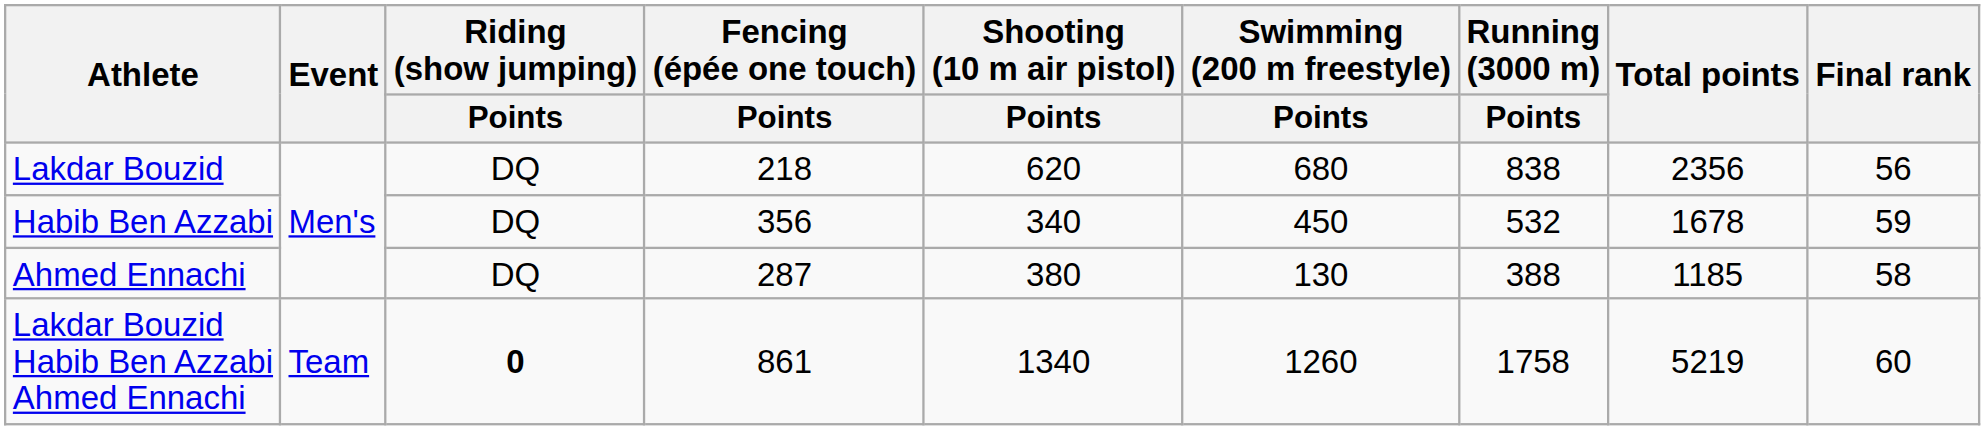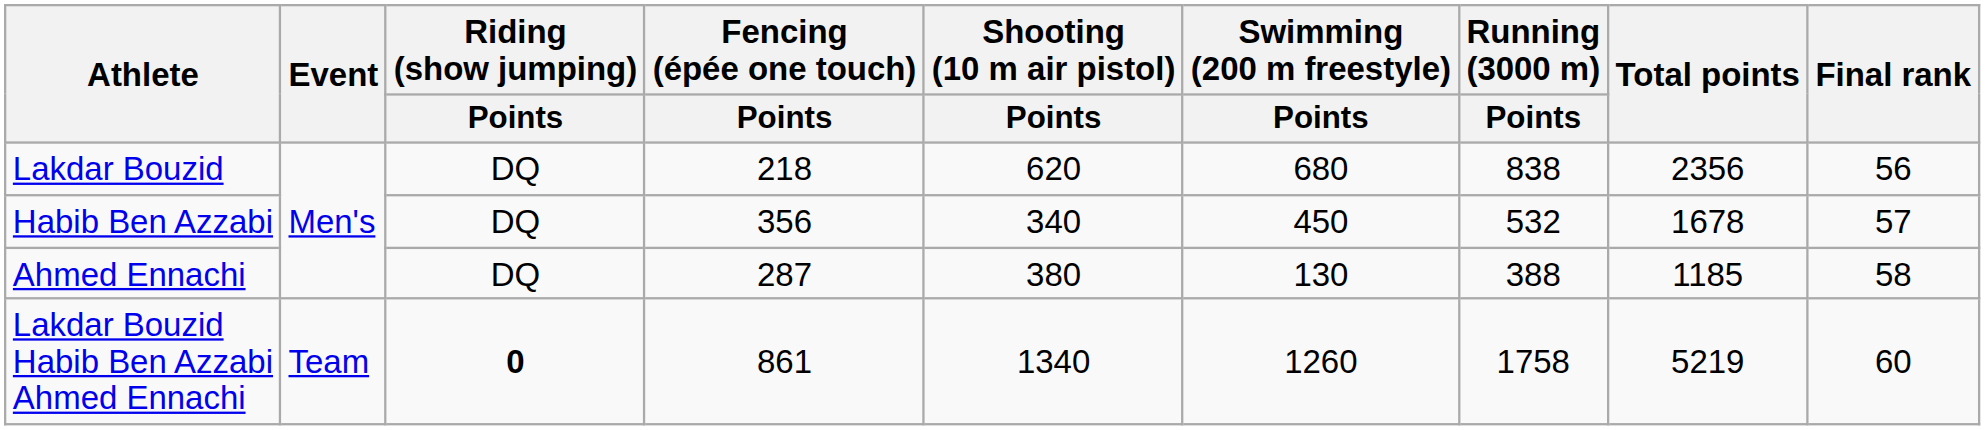(1893, 222) 59 -> (1893, 222) 57
